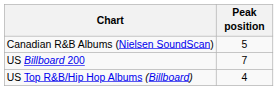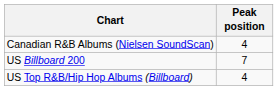(244, 44) 5 -> (244, 44) 4
